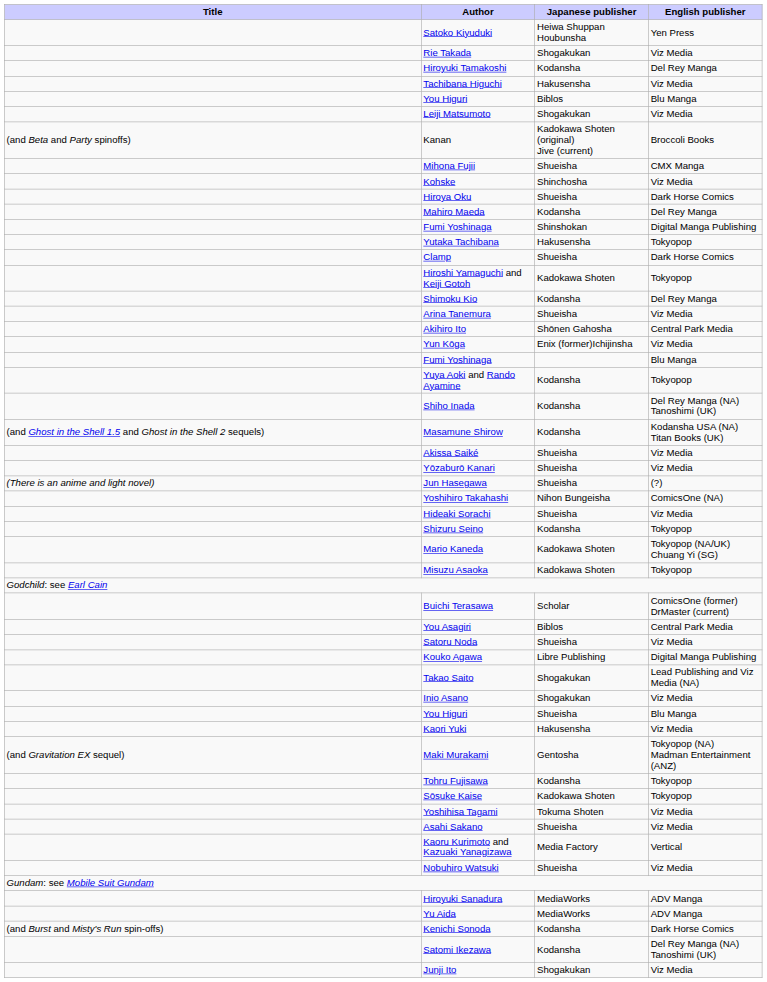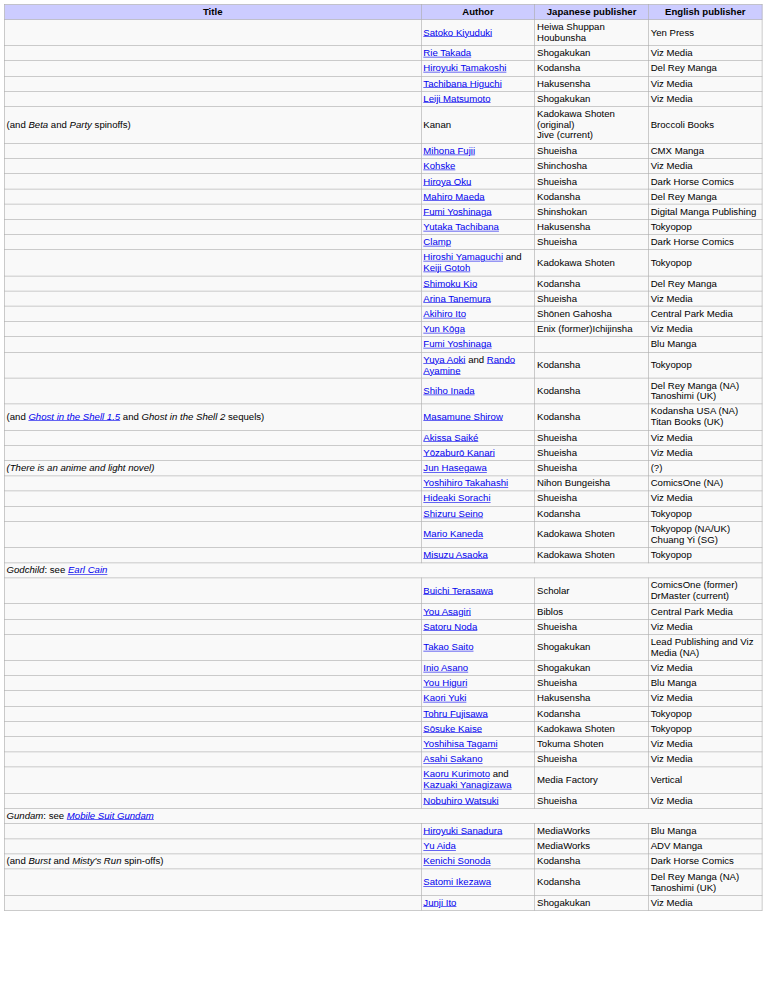- row: (445, 99)
- row: (453, 657)
- row: (456, 755)
(677, 898) ADV Manga -> (674, 831) Blu Manga
